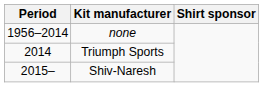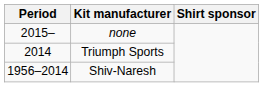(38, 33) 1956–2014 -> (38, 33) 2015–
(38, 71) 2015– -> (38, 71) 1956–2014
